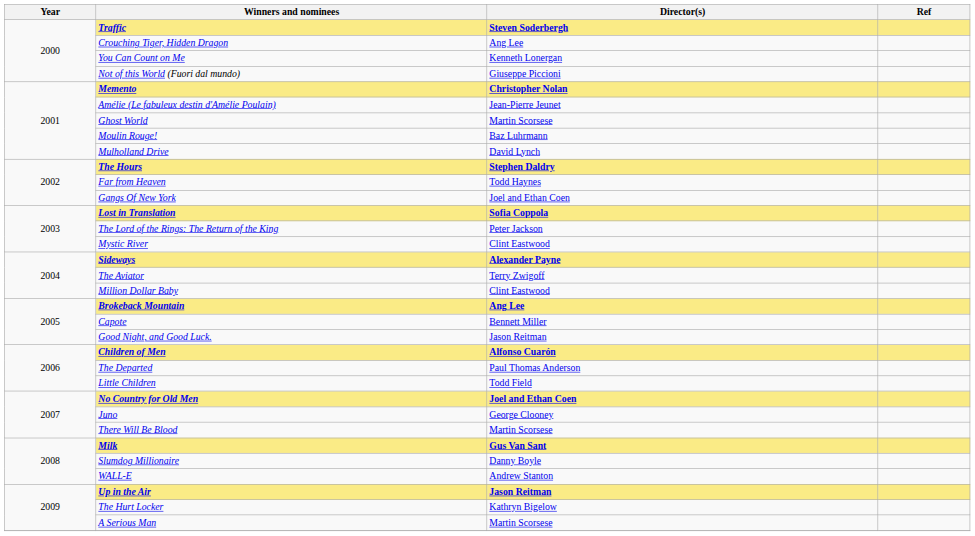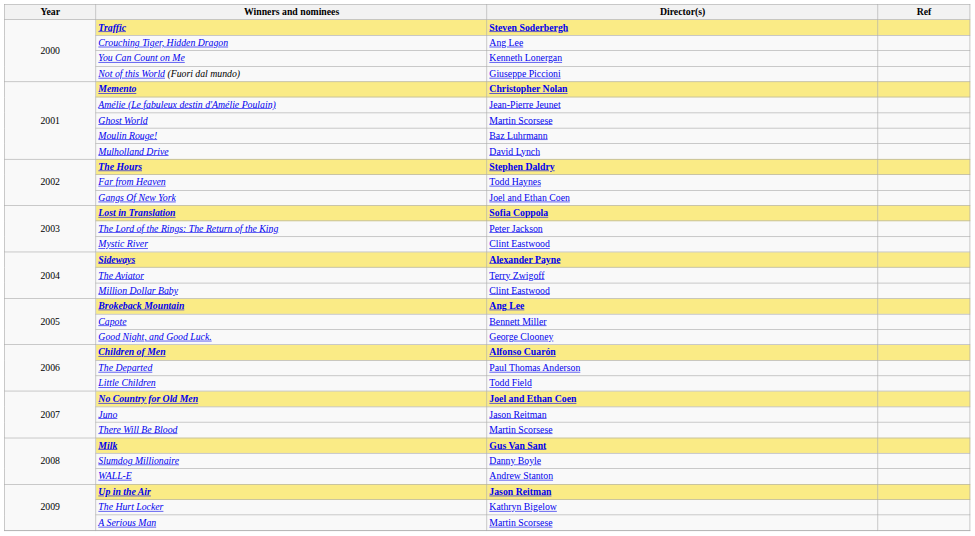(518, 337) Jason Reitman -> (521, 337) George Clooney
(521, 414) George Clooney -> (518, 414) Jason Reitman
